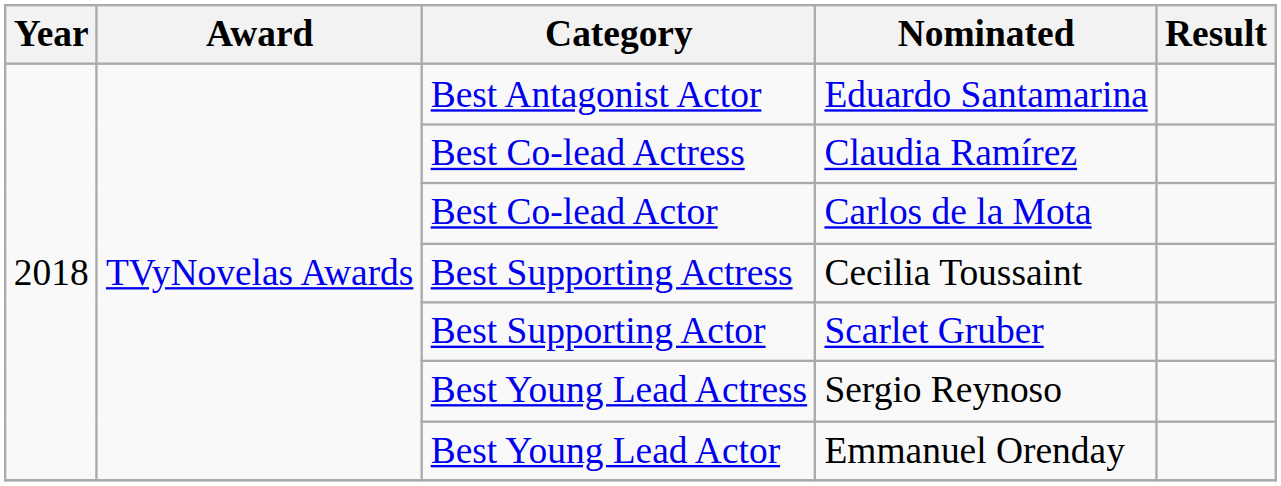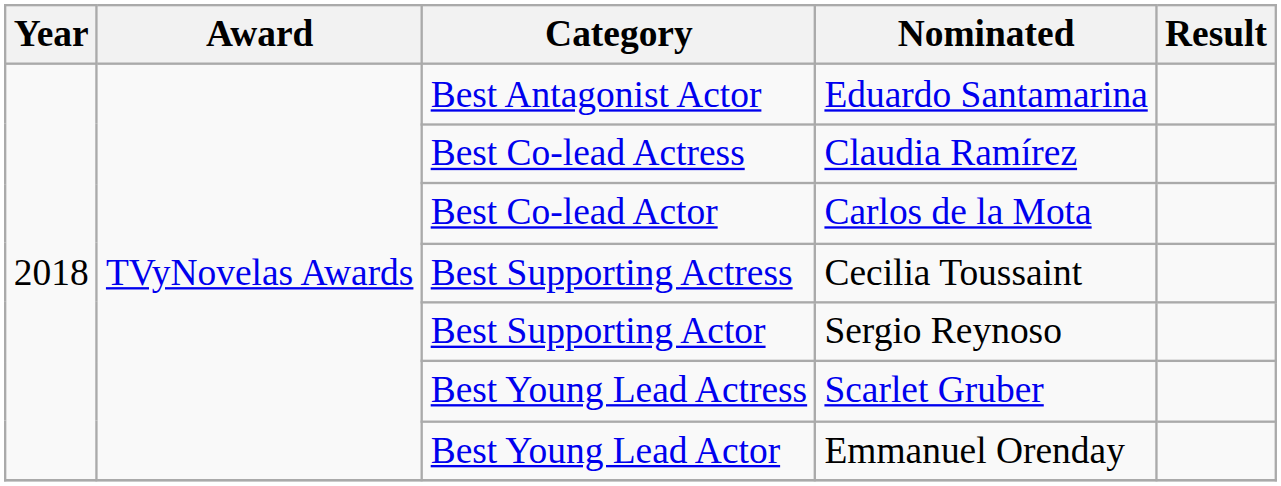(934, 331) Scarlet Gruber -> (943, 331) Sergio Reynoso
(943, 390) Sergio Reynoso -> (934, 390) Scarlet Gruber
